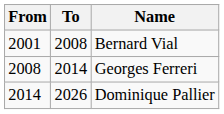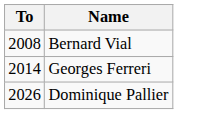- column: (28, 17)
